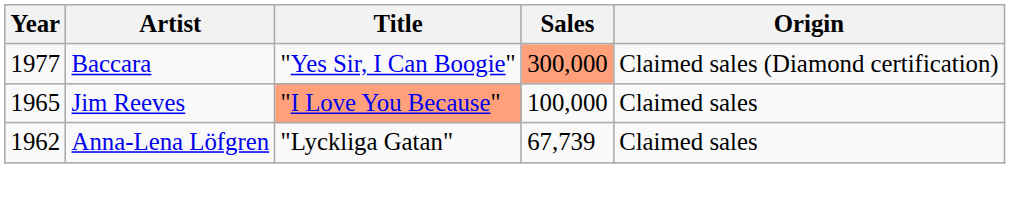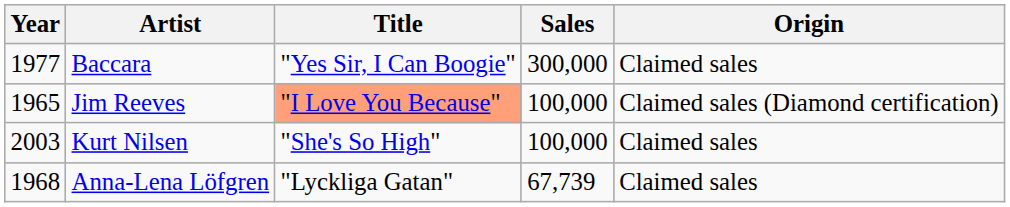(567, 63) lightsalmon background -> (567, 63) no background
(809, 63) Claimed sales (Diamond certification) -> (688, 63) Claimed sales
(688, 102) Claimed sales -> (809, 102) Claimed sales (Diamond certification)
+ row: (130, 142)
(35, 142) 1962 -> (35, 181) 1968
